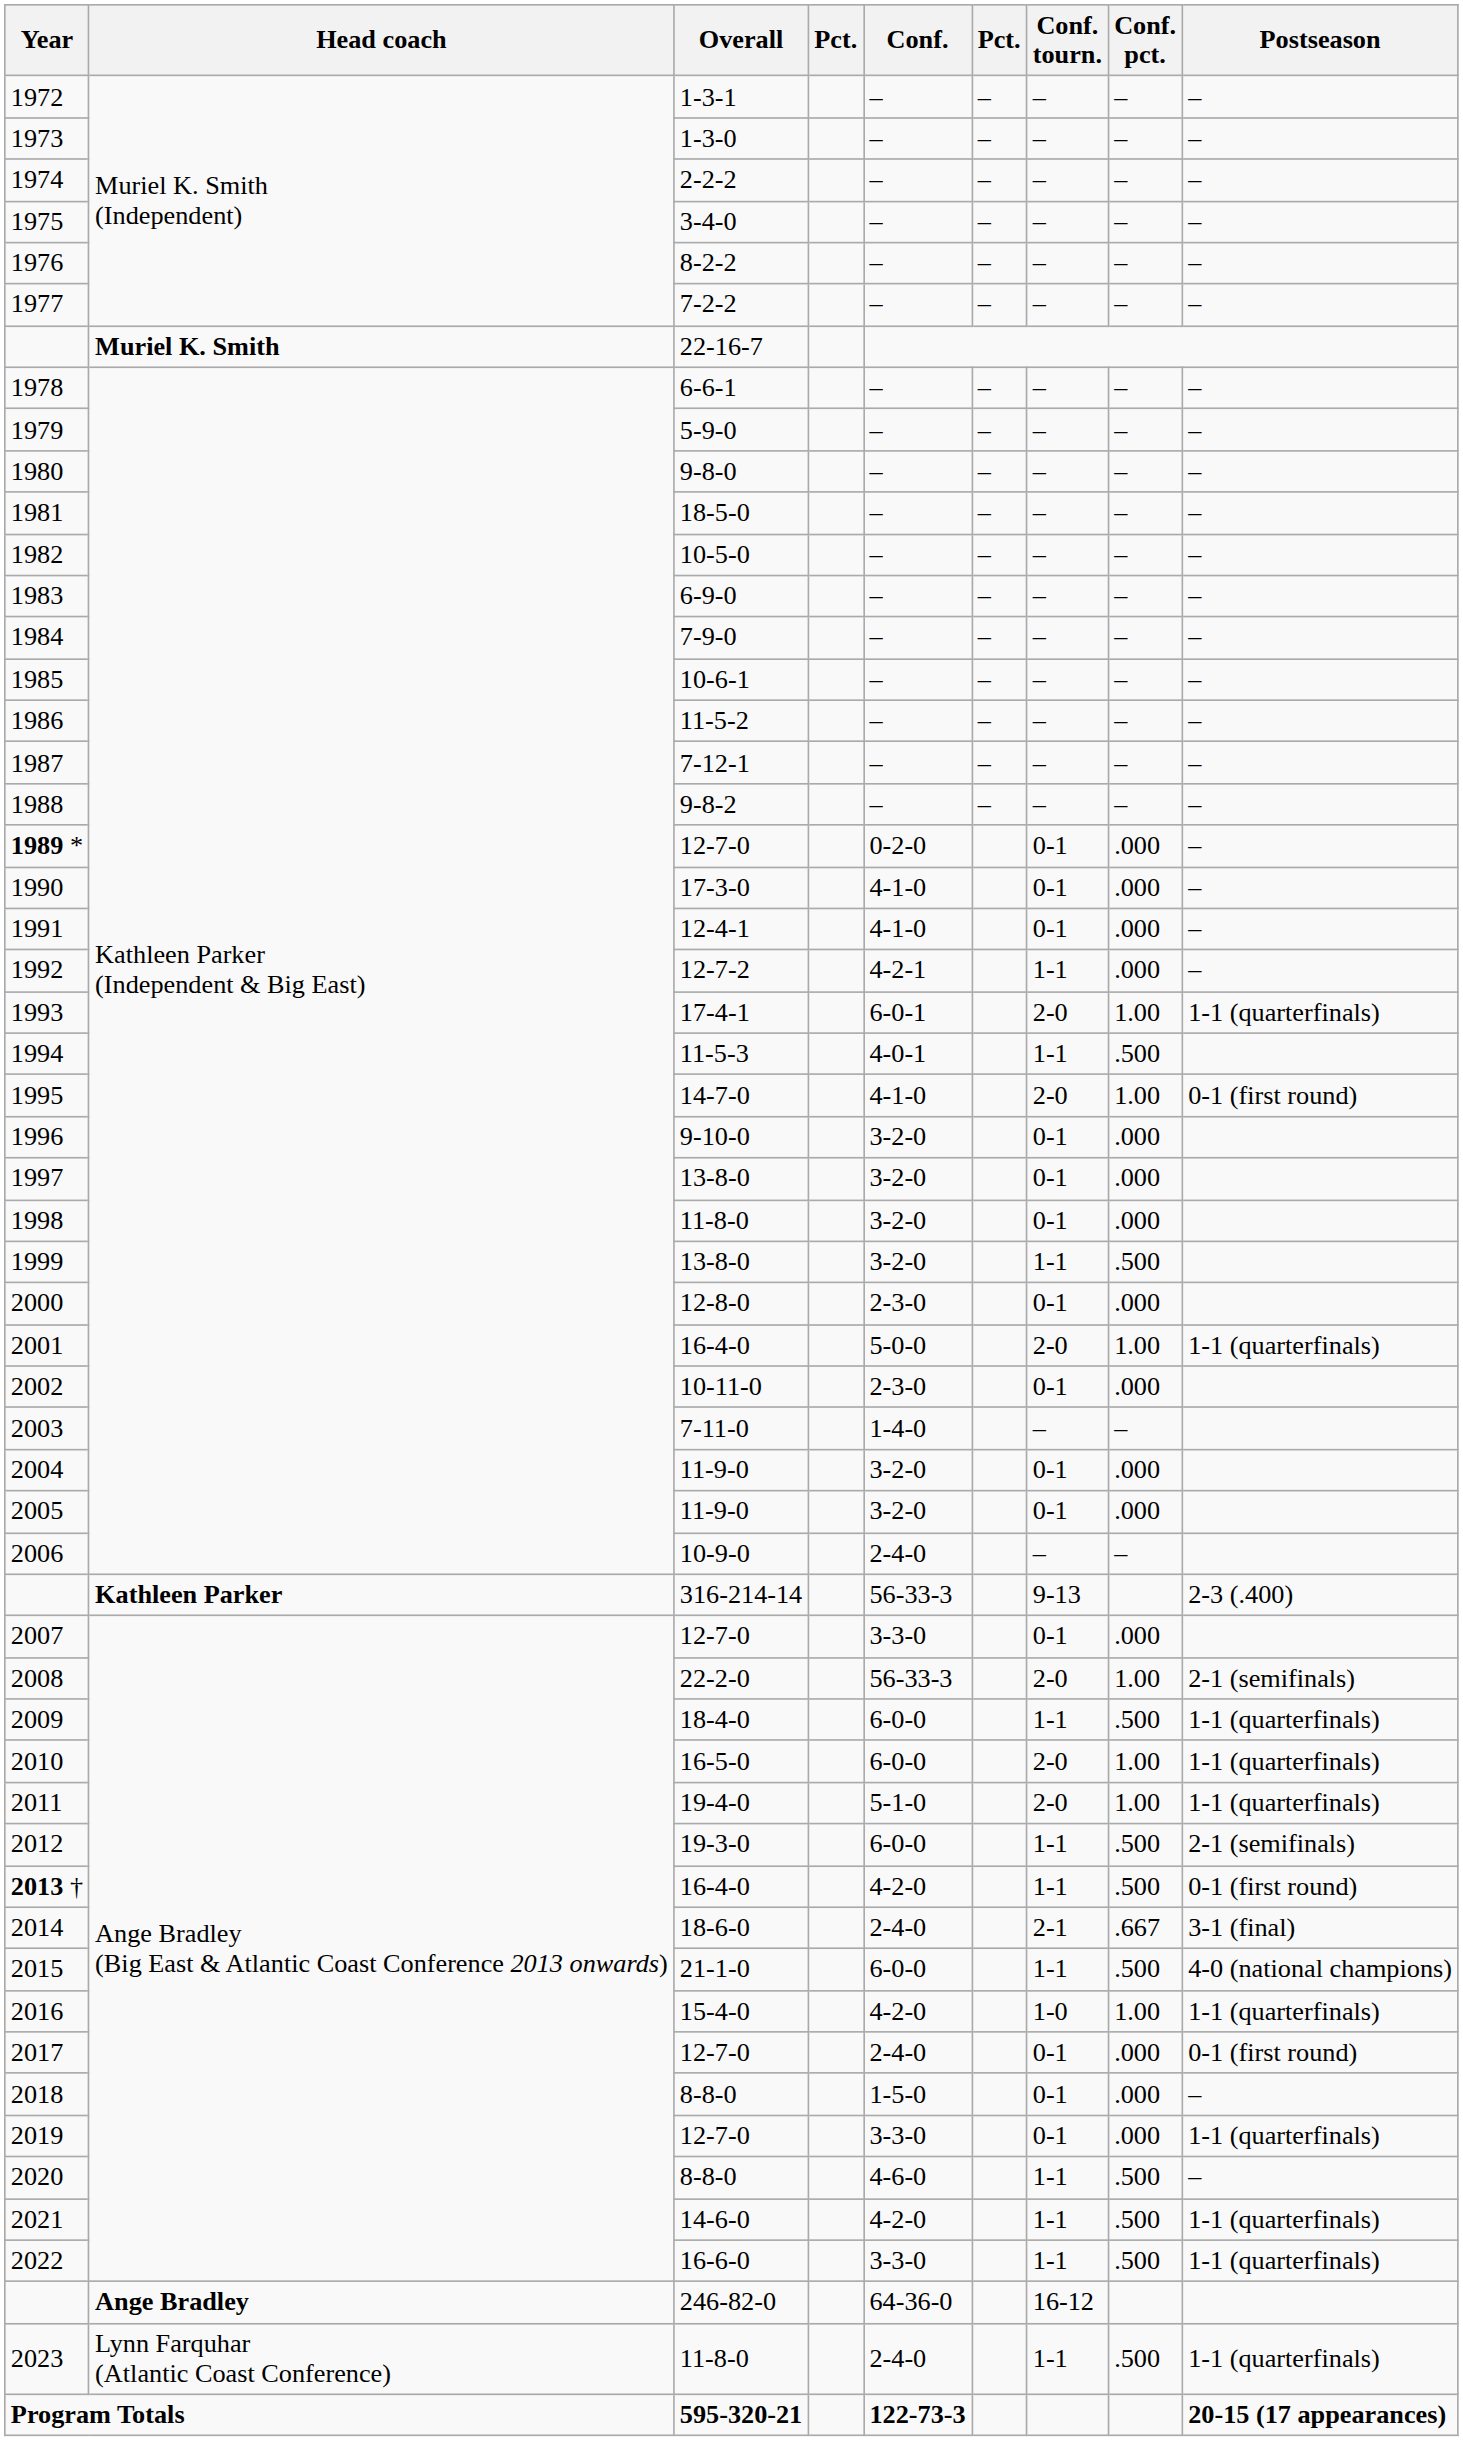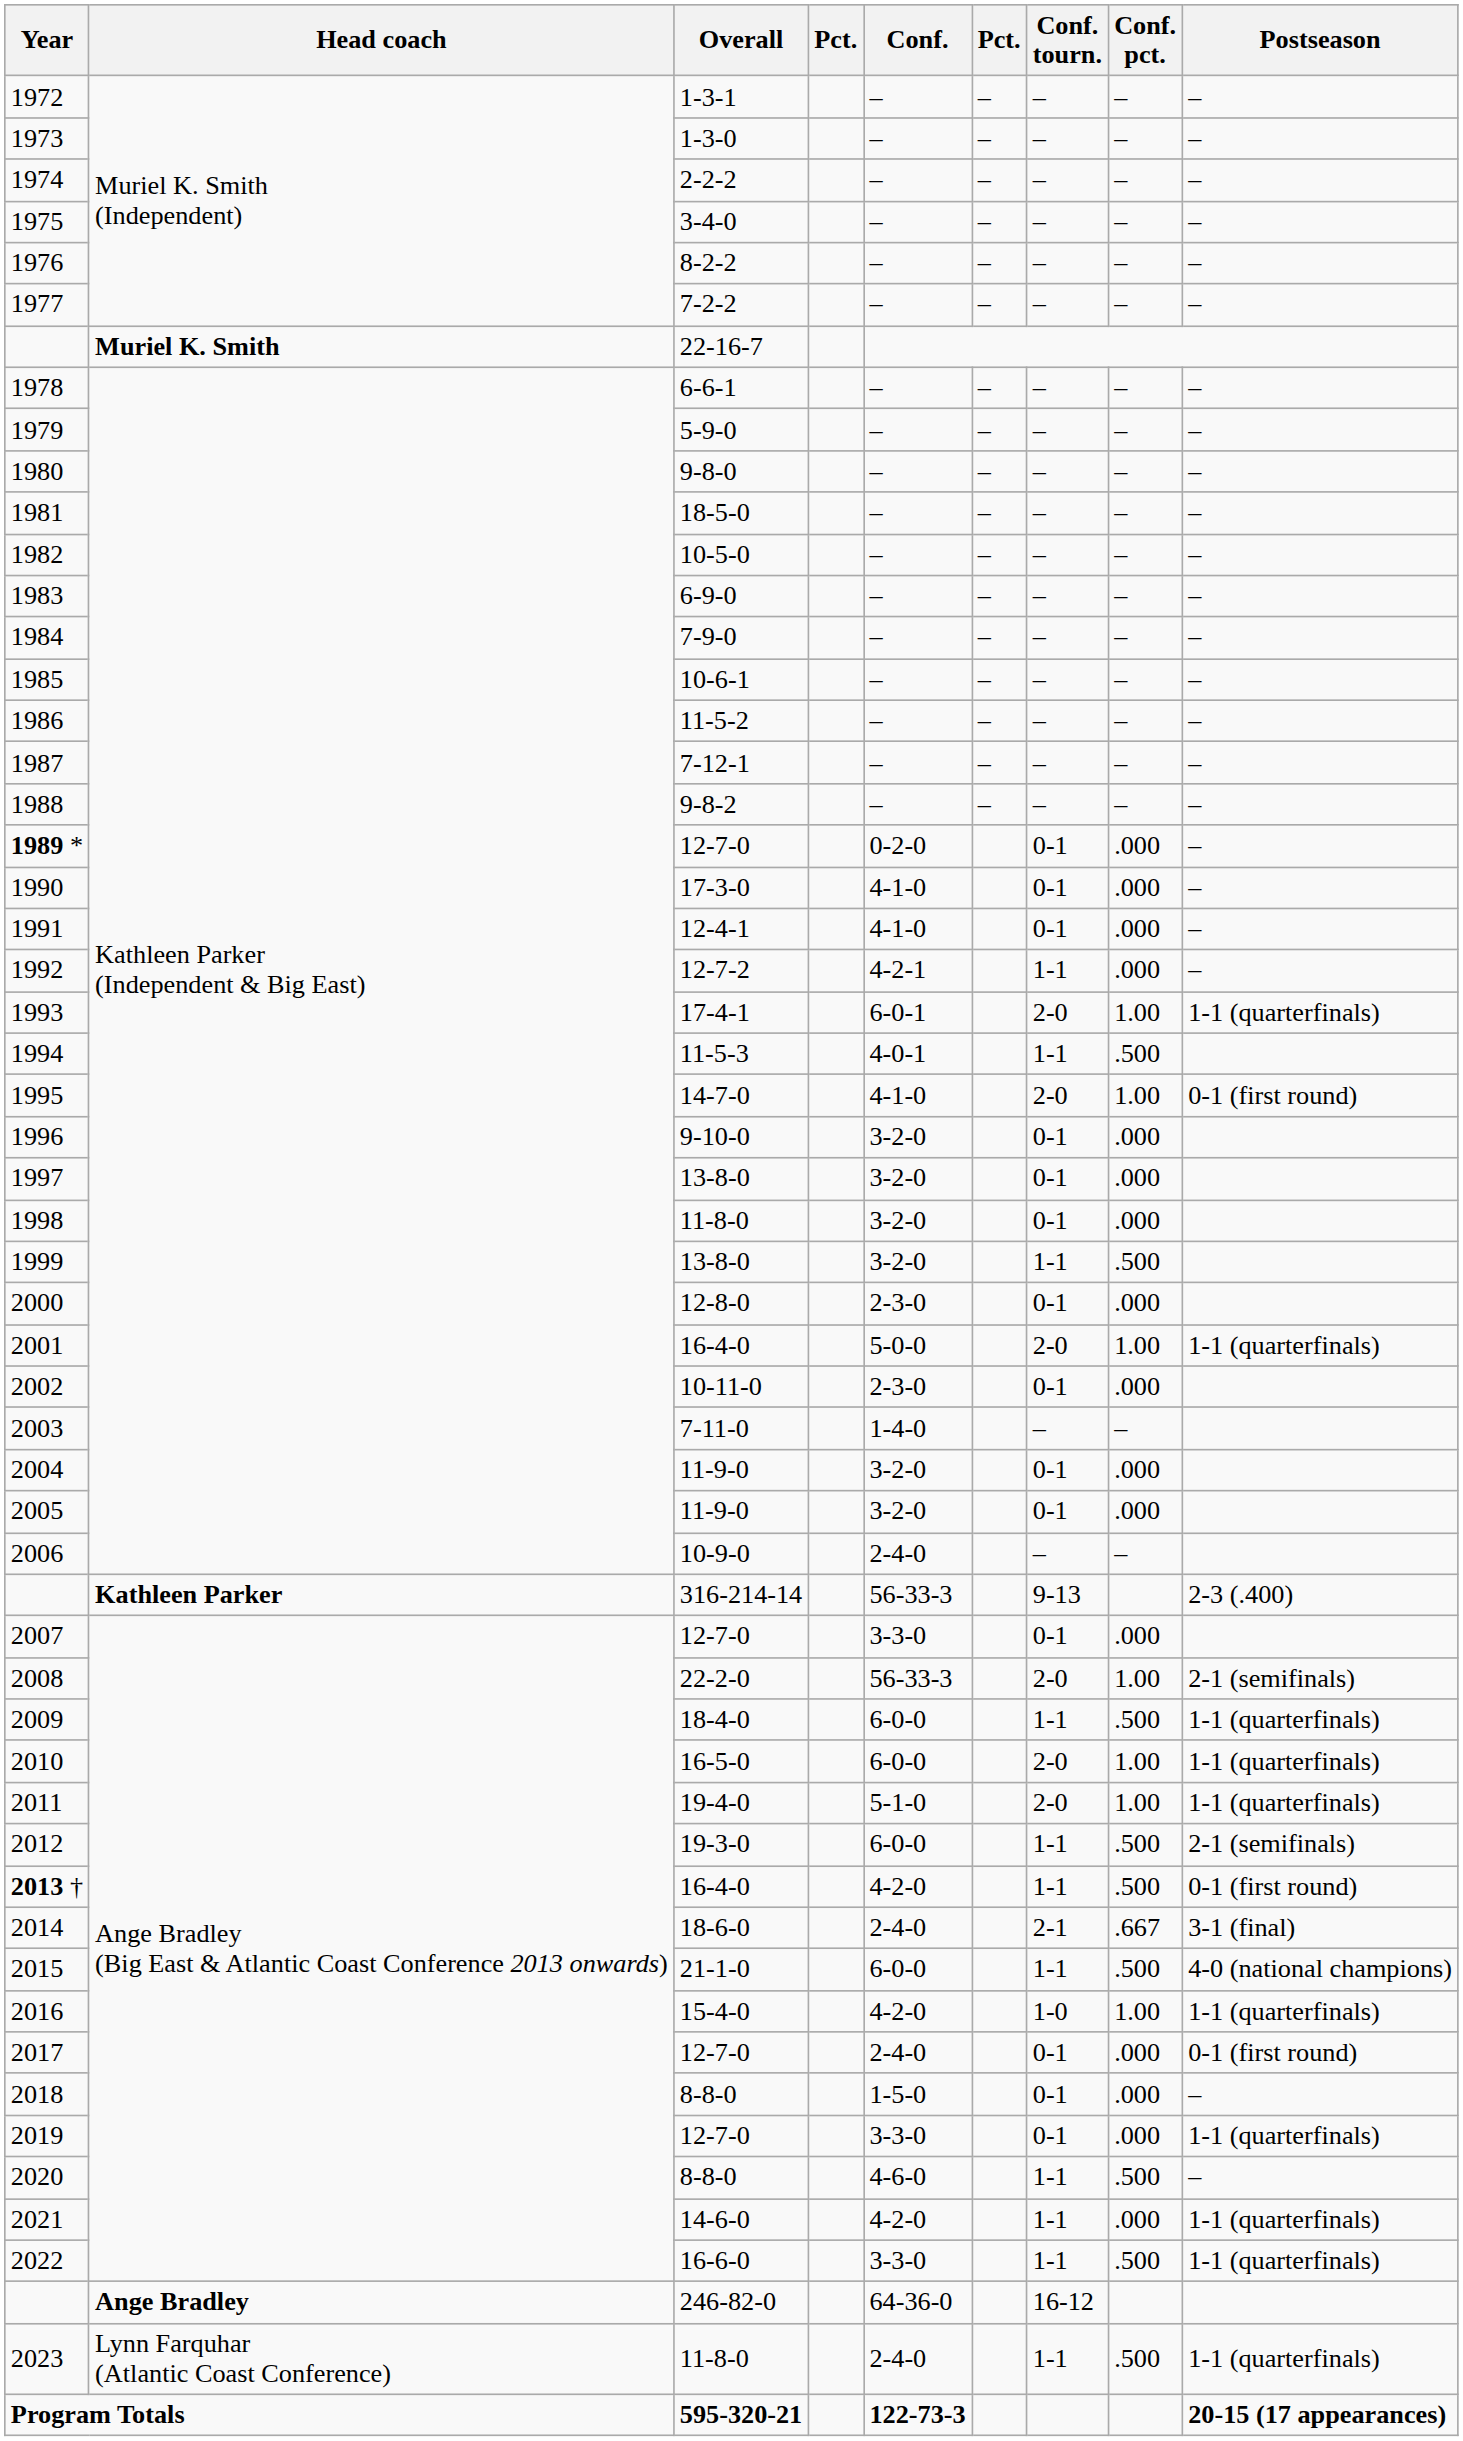(1137, 2218) .500 -> (1137, 2218) .000
